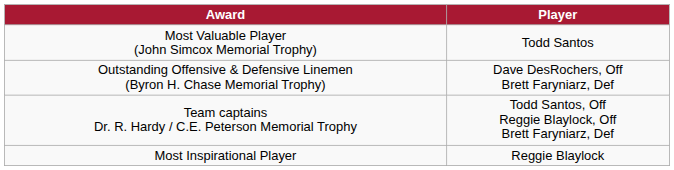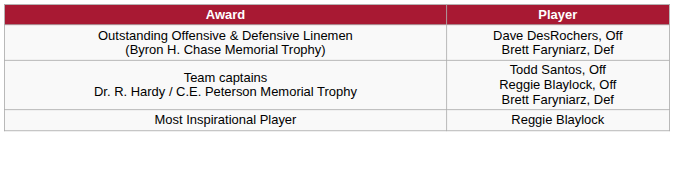- row: (225, 42)
